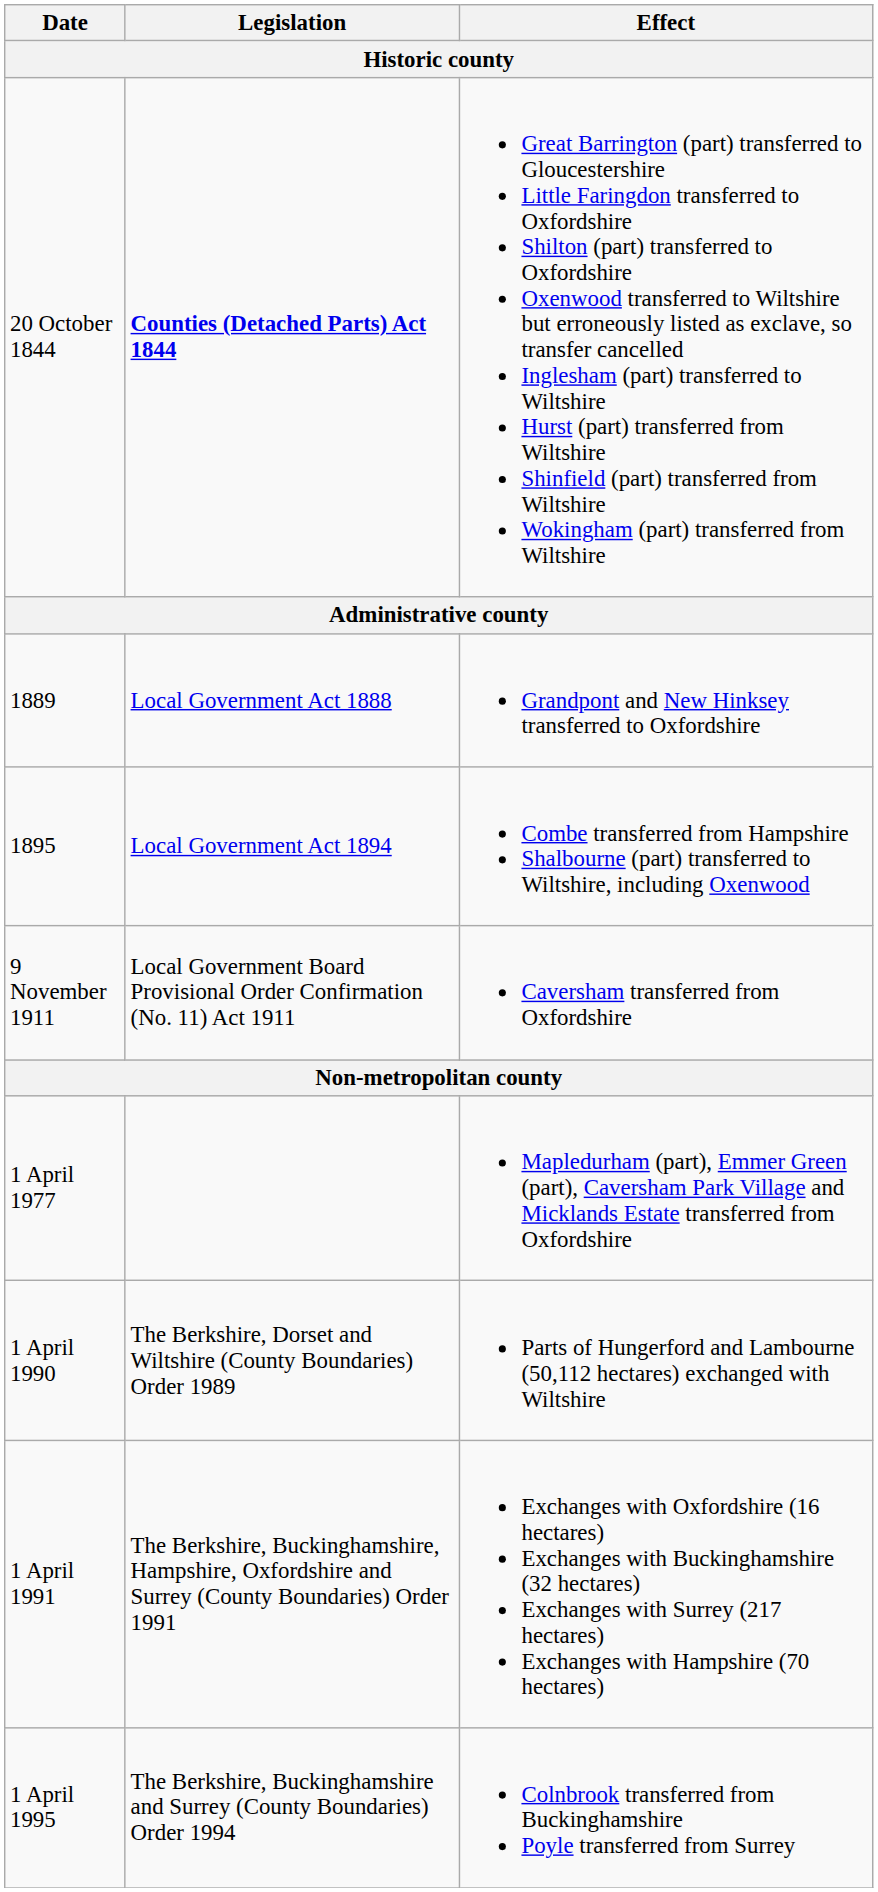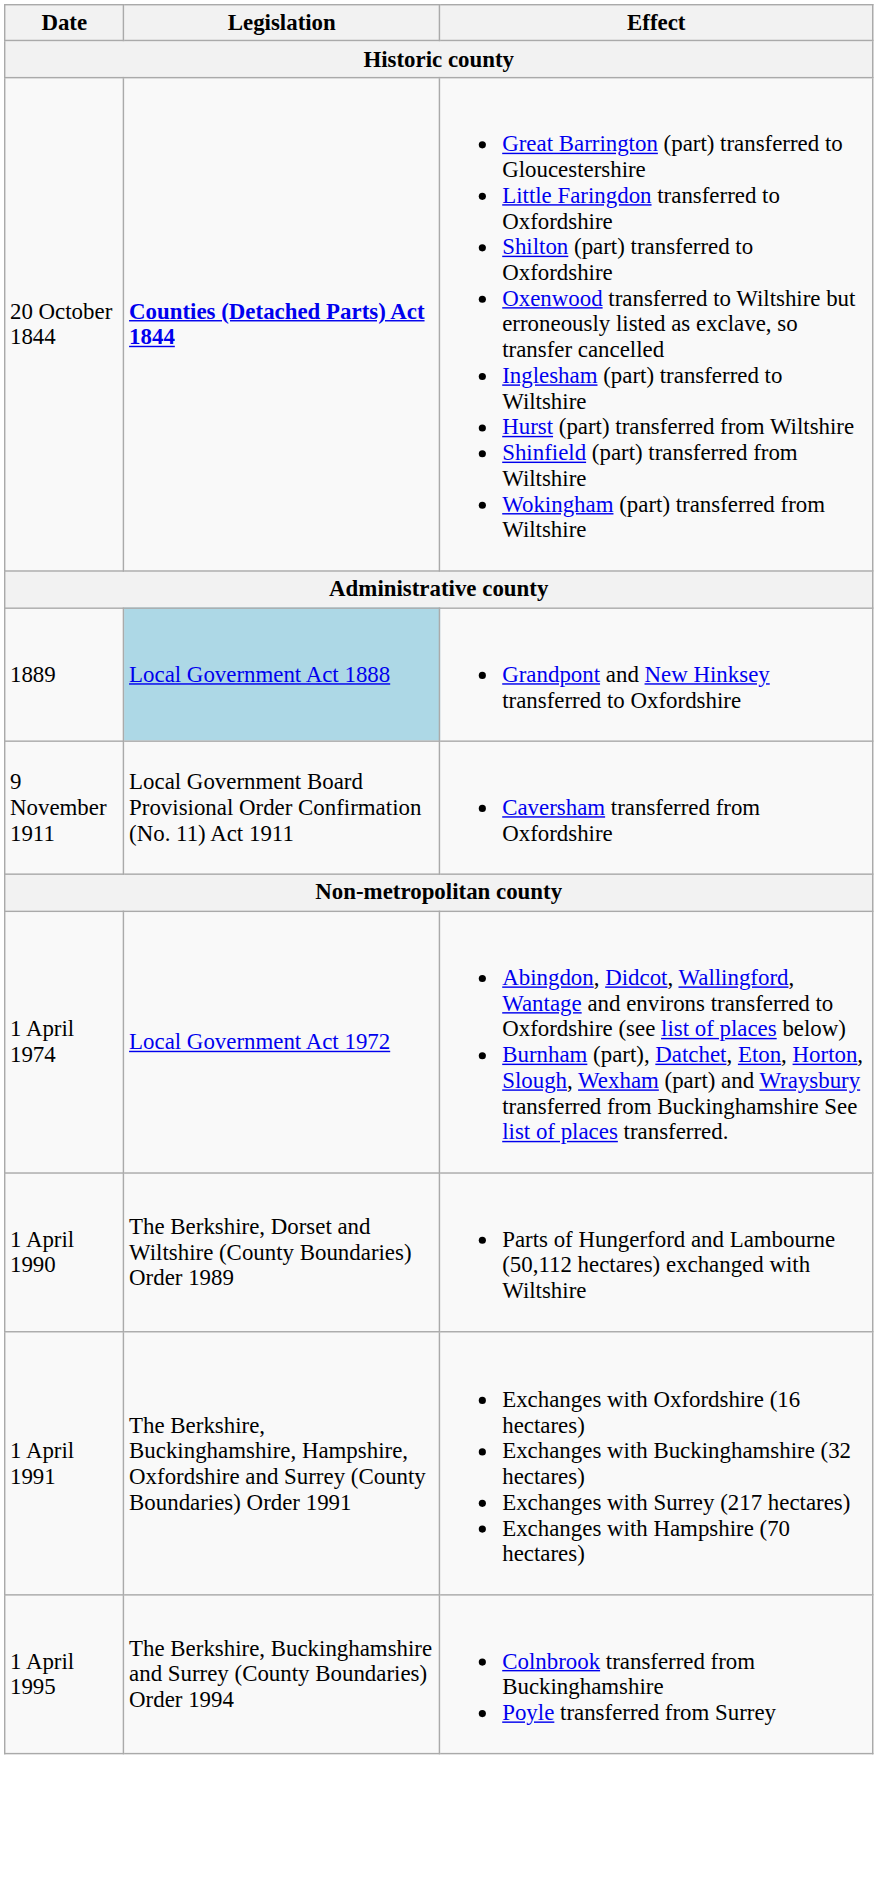(261, 699) no background -> (260, 674) lightblue background
- row: (33, 846)
+ row: (42, 1041)
- row: (42, 1188)
